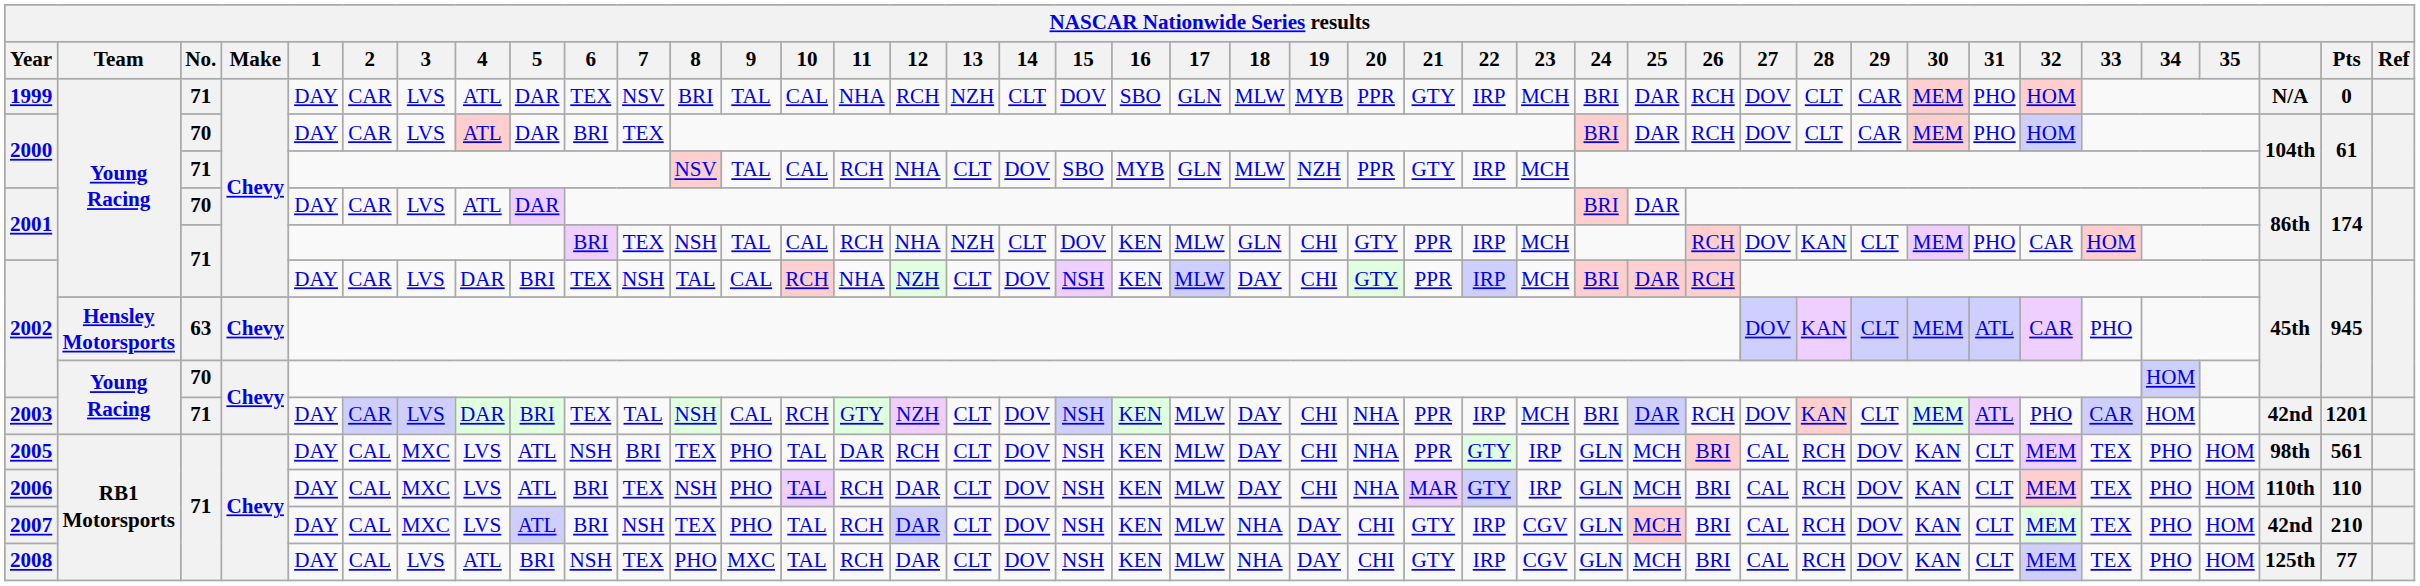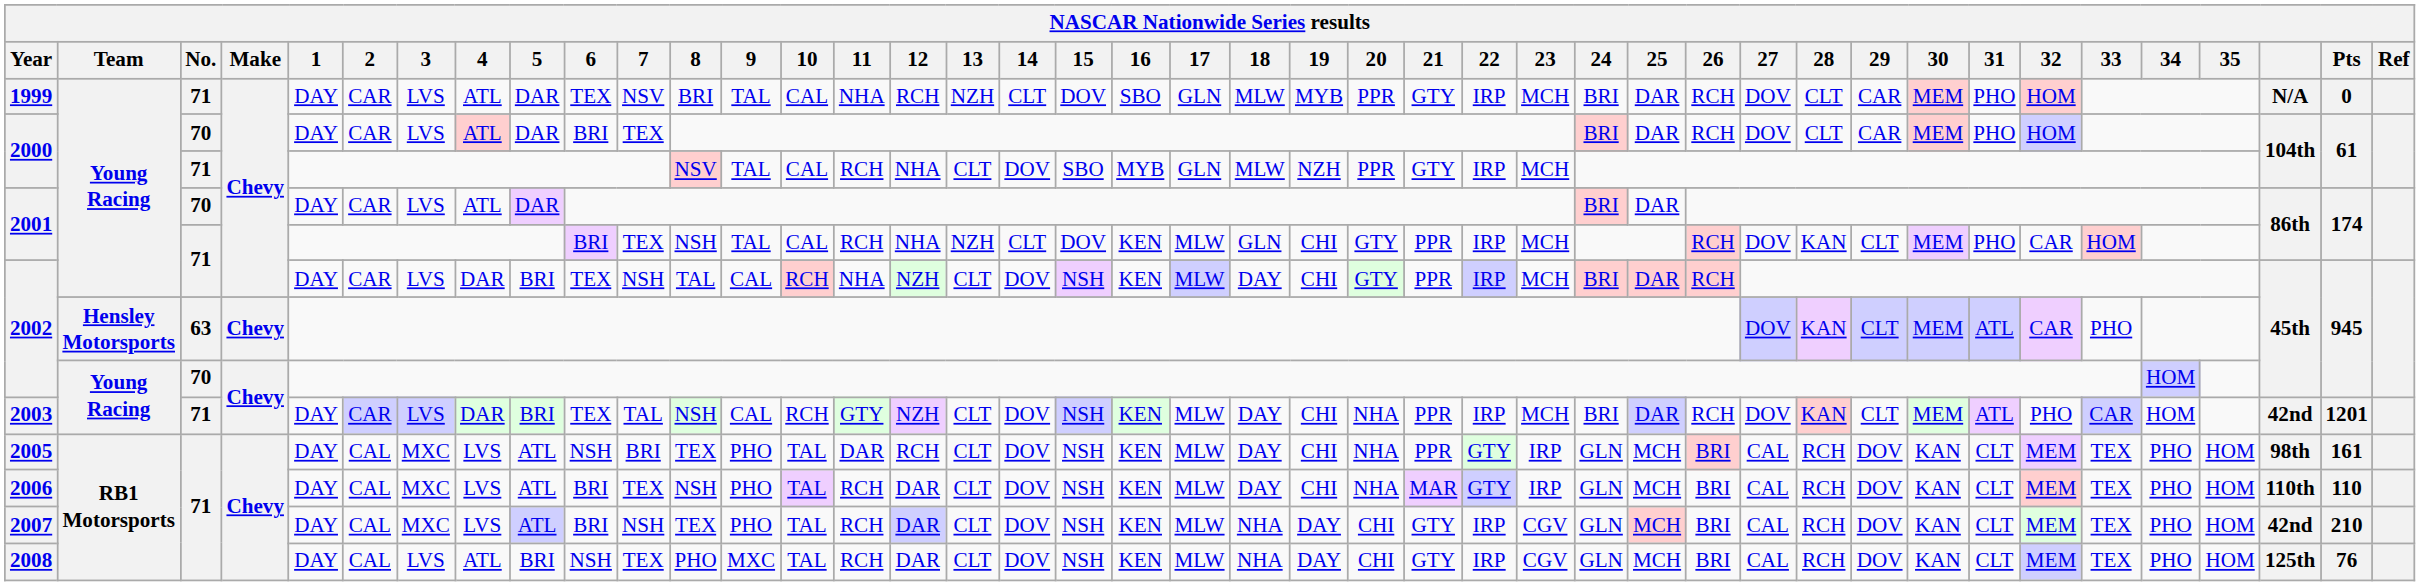(2347, 451) 561 -> (2347, 451) 161
(2347, 561) 77 -> (2347, 561) 76
